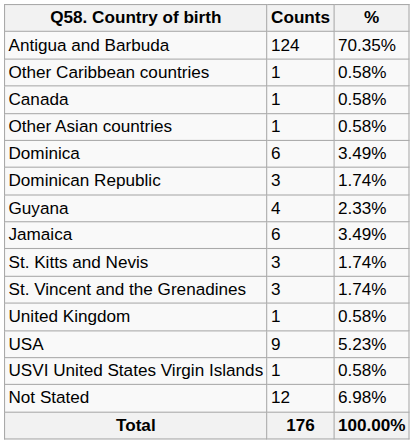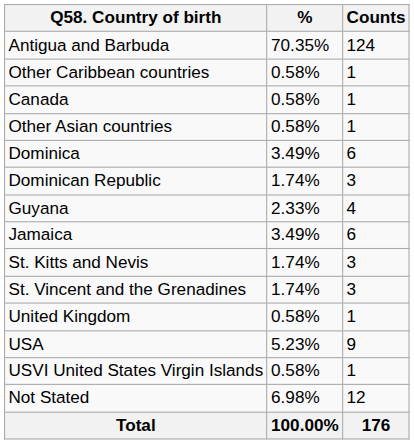columns swapped: (301, 18) <-> (372, 18)
